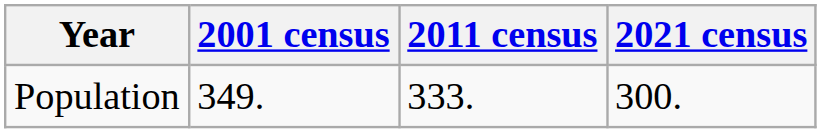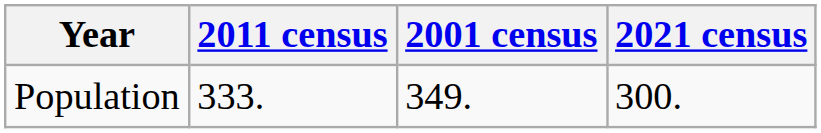columns swapped: (294, 34) <-> (502, 34)
